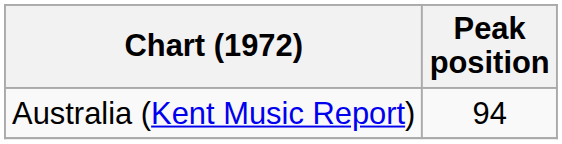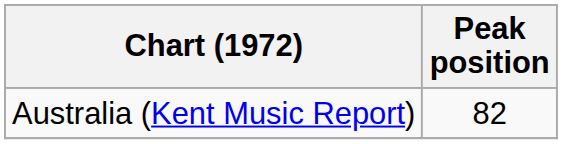(490, 112) 94 -> (490, 112) 82
